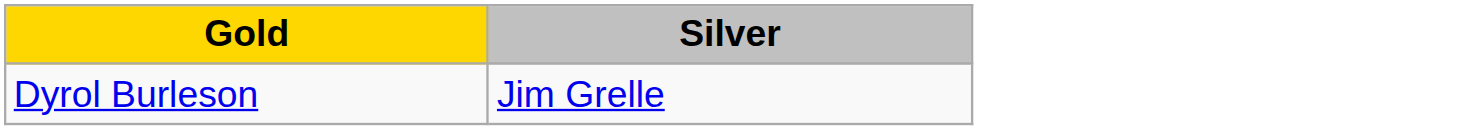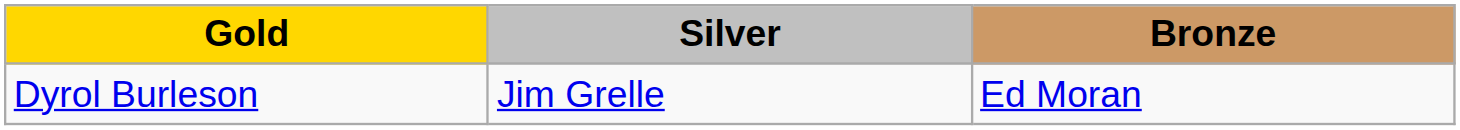+ column: (1213, 34)
